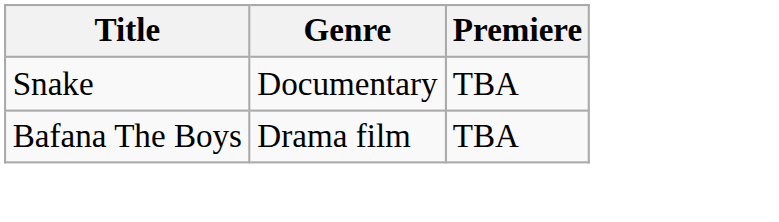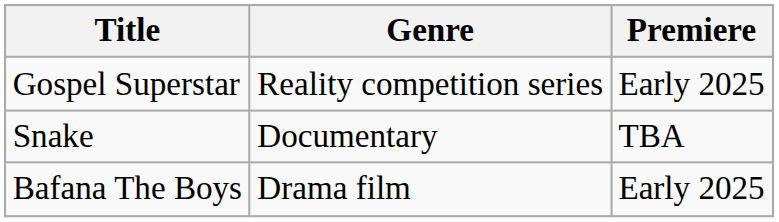+ row: (126, 83)
(486, 135) TBA -> (692, 188) Early 2025
